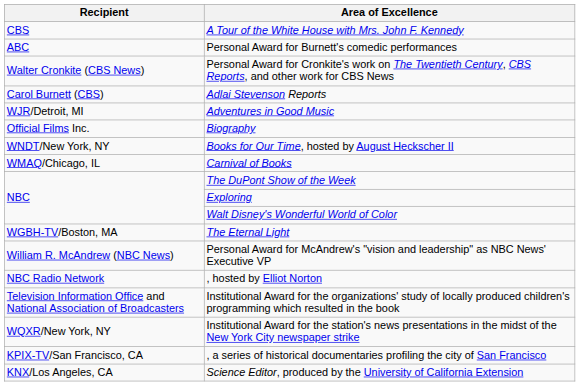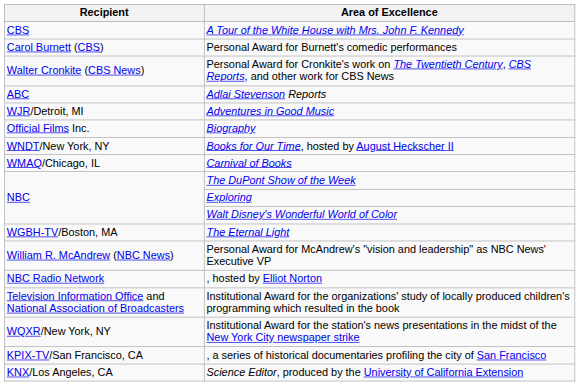(18, 47) ABC -> (55, 47) Carol Burnett (CBS)
(55, 94) Carol Burnett (CBS) -> (18, 94) ABC
